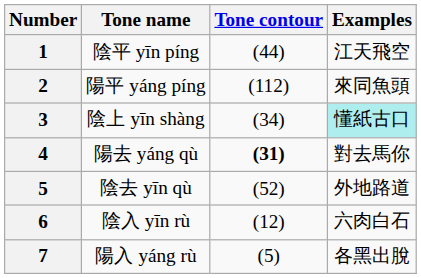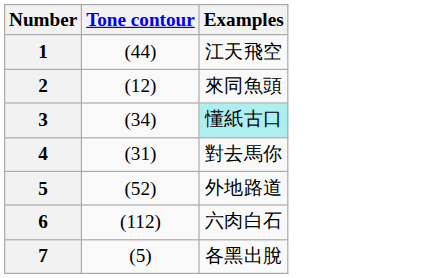- column: (146, 19)
(269, 86) (112) -> (140, 86) (12)
(269, 154) bold -> (140, 154) normal
(269, 222) (12) -> (140, 222) (112)
